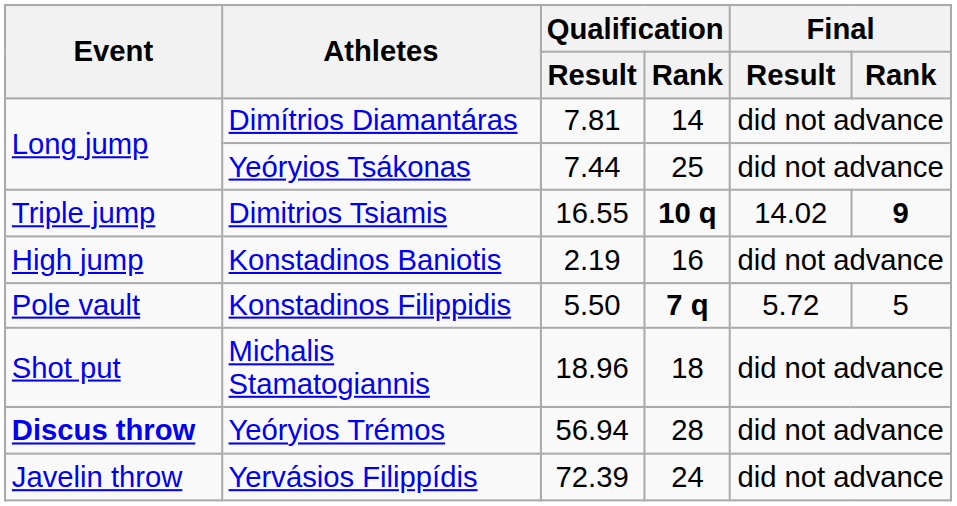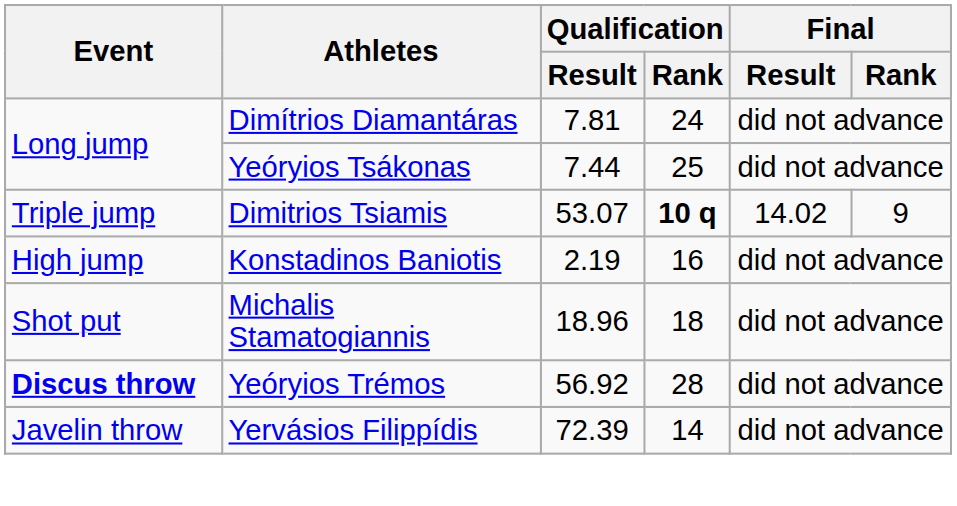(687, 121) 14 -> (687, 121) 24
(592, 213) 16.55 -> (592, 213) 53.07
(901, 213) bold -> (901, 213) normal
- row: (370, 306)
(592, 430) 56.94 -> (592, 384) 56.92
(687, 477) 24 -> (687, 430) 14
